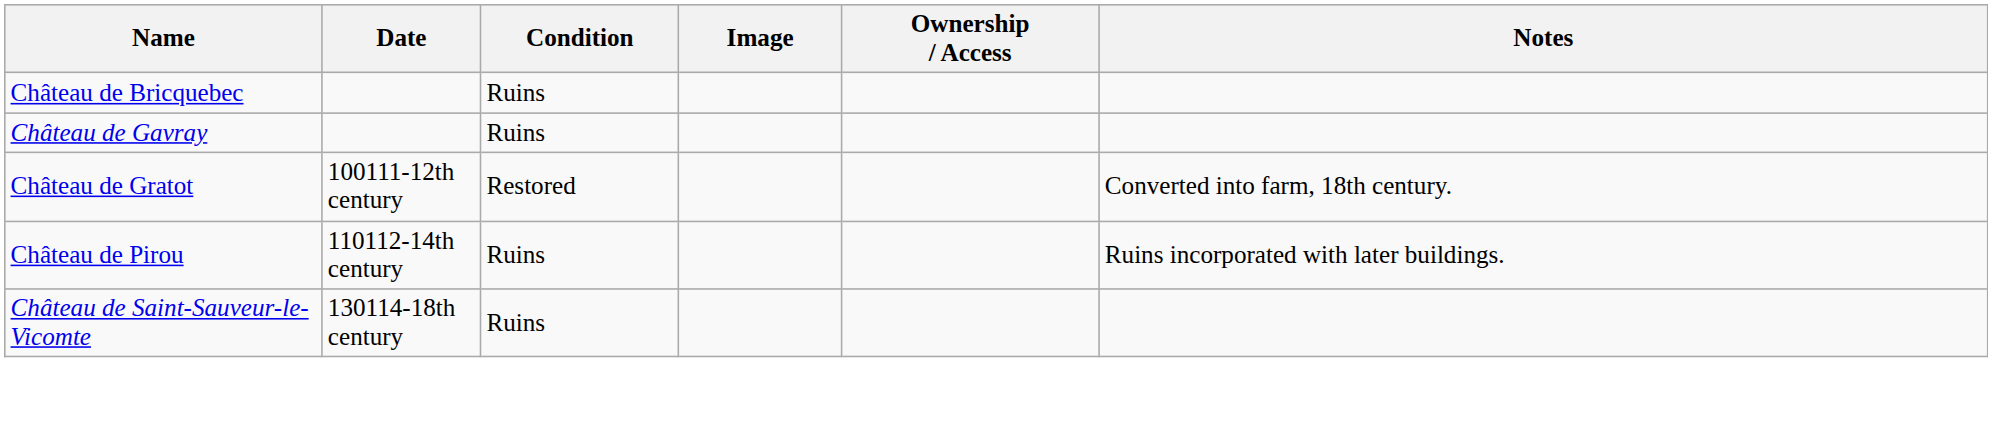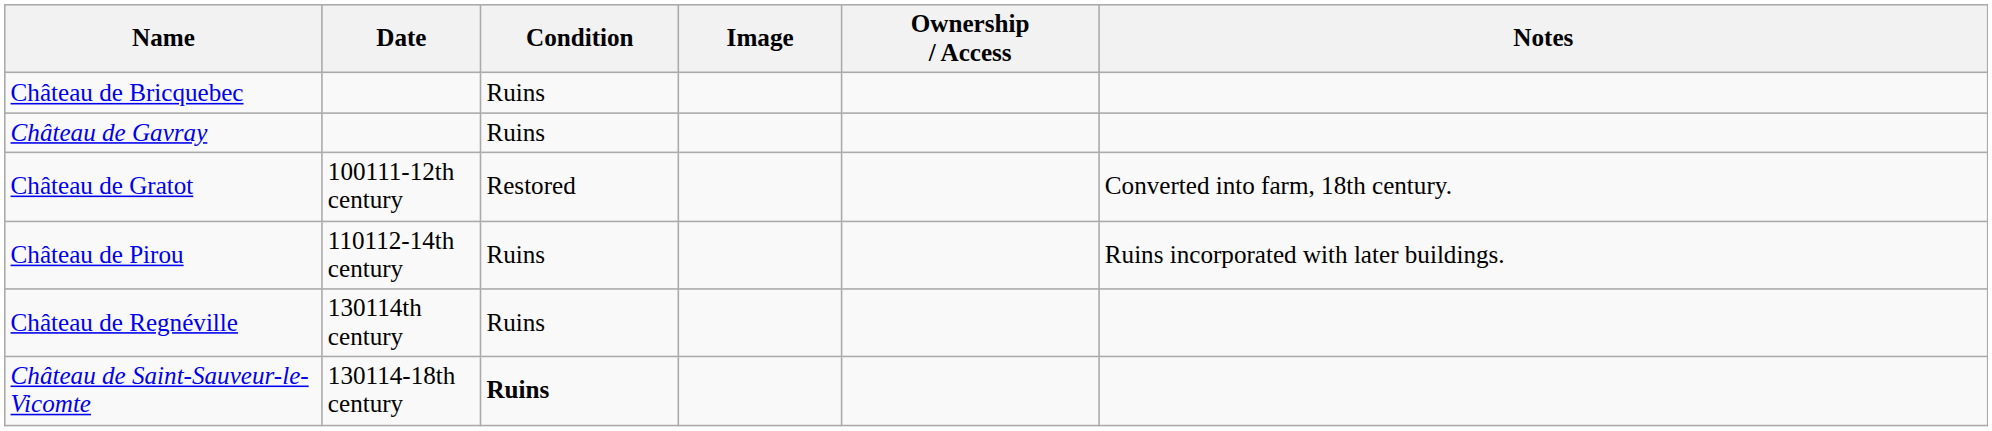+ row: (124, 322)
(516, 322) normal -> (518, 390) bold
